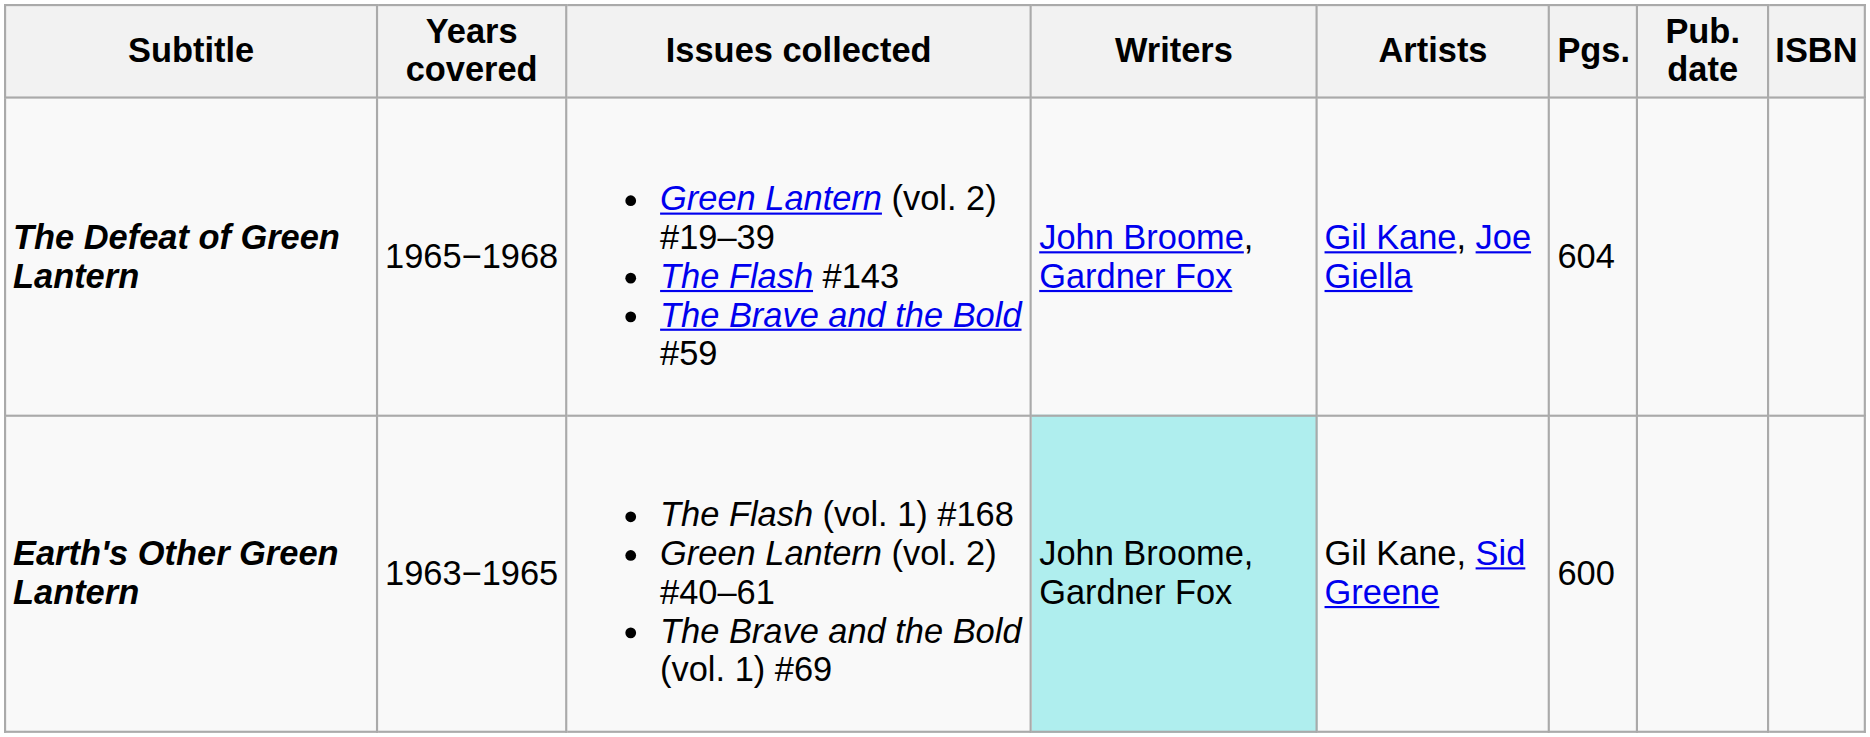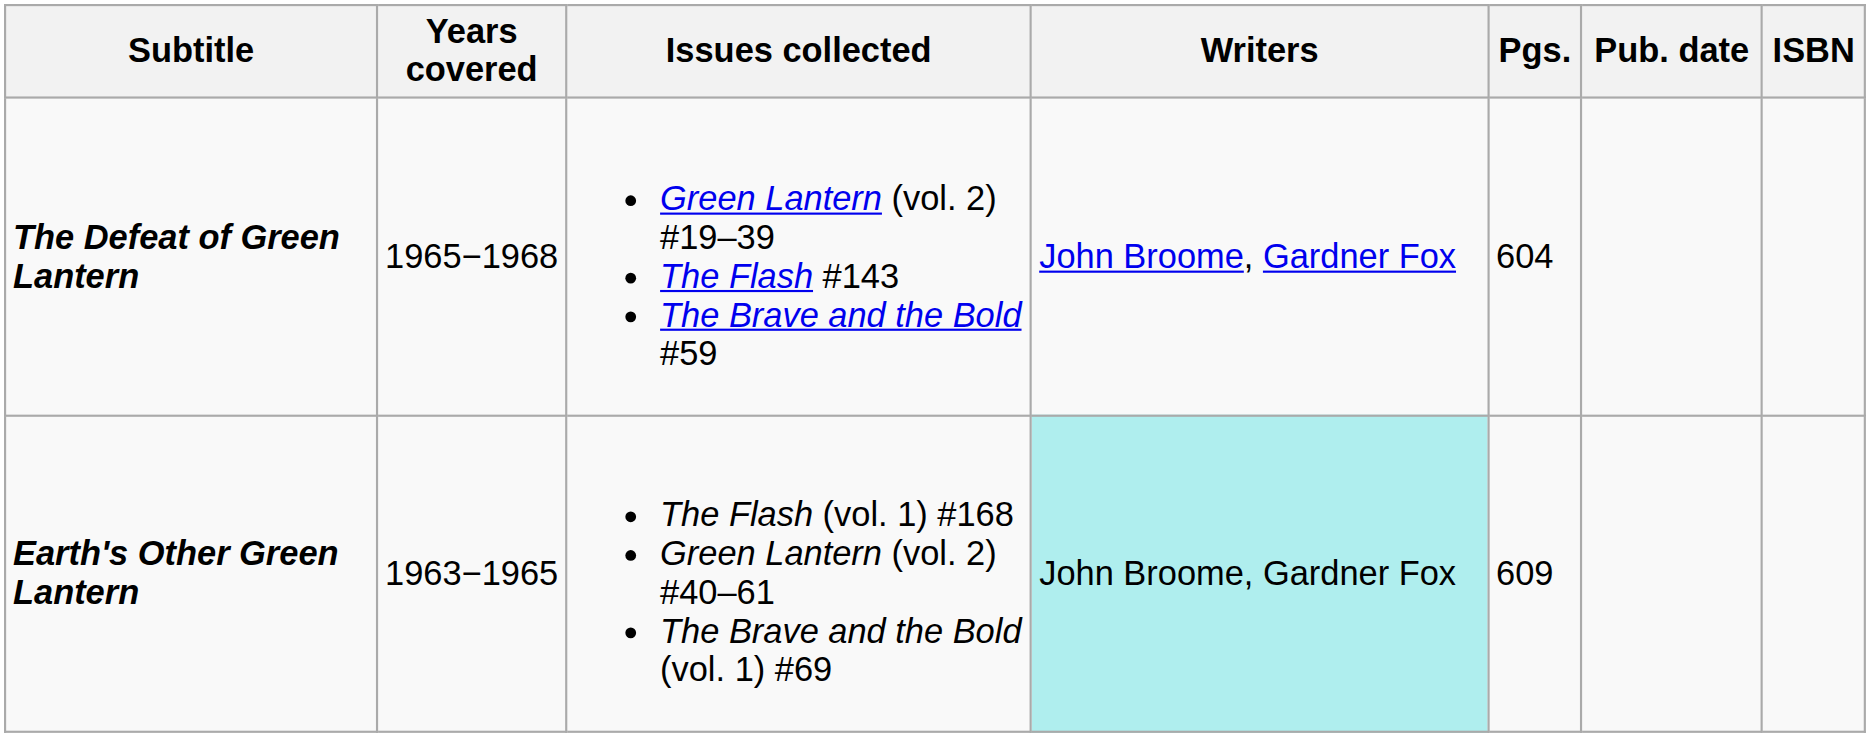- column: (1433, 51)
(1586, 573) 600 -> (1525, 573) 609
